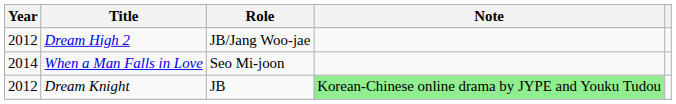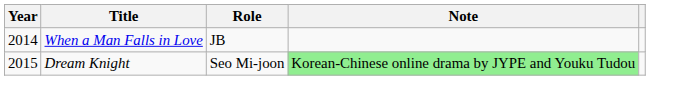- row: (87, 39)
(247, 63) Seo Mi-joon -> (218, 39) JB
(23, 87) 2012 -> (23, 63) 2015
(218, 87) JB -> (247, 63) Seo Mi-joon
